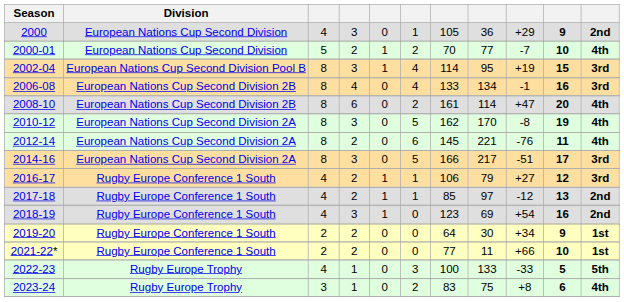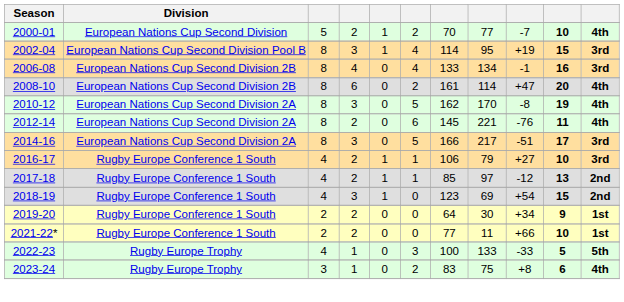- row: (34, 31)
(563, 178) 12 -> (563, 159) 10
(563, 214) 16 -> (563, 196) 15
